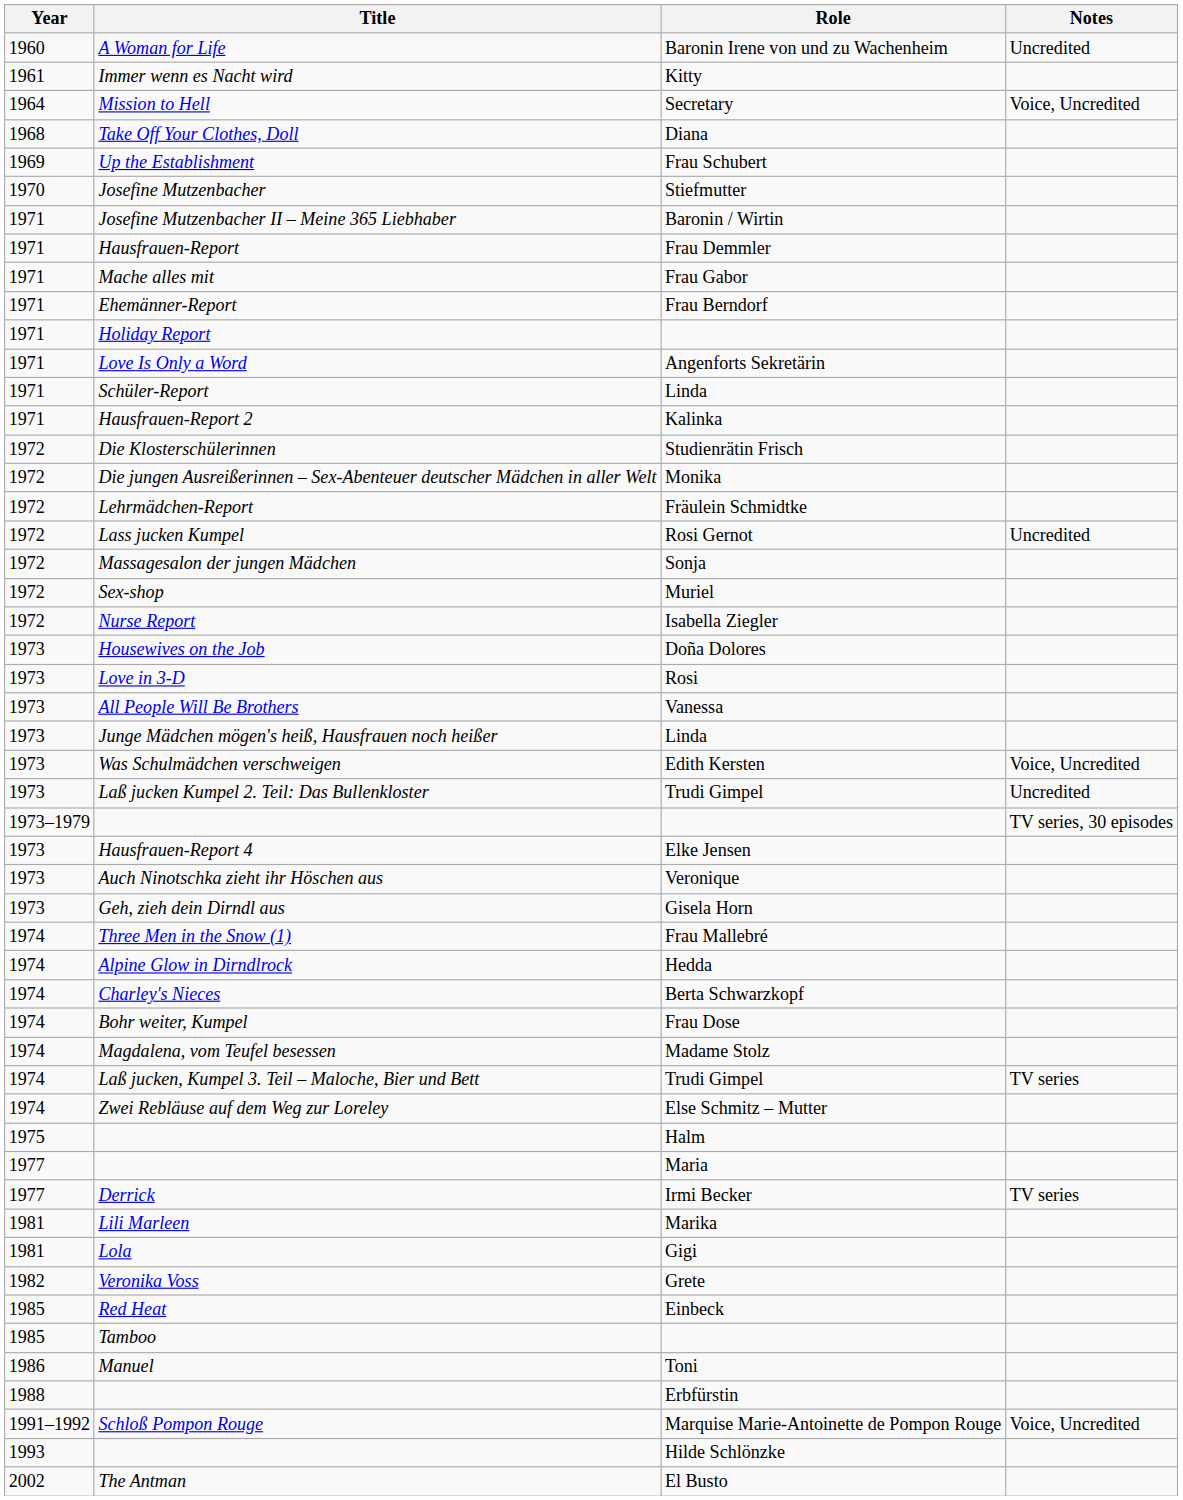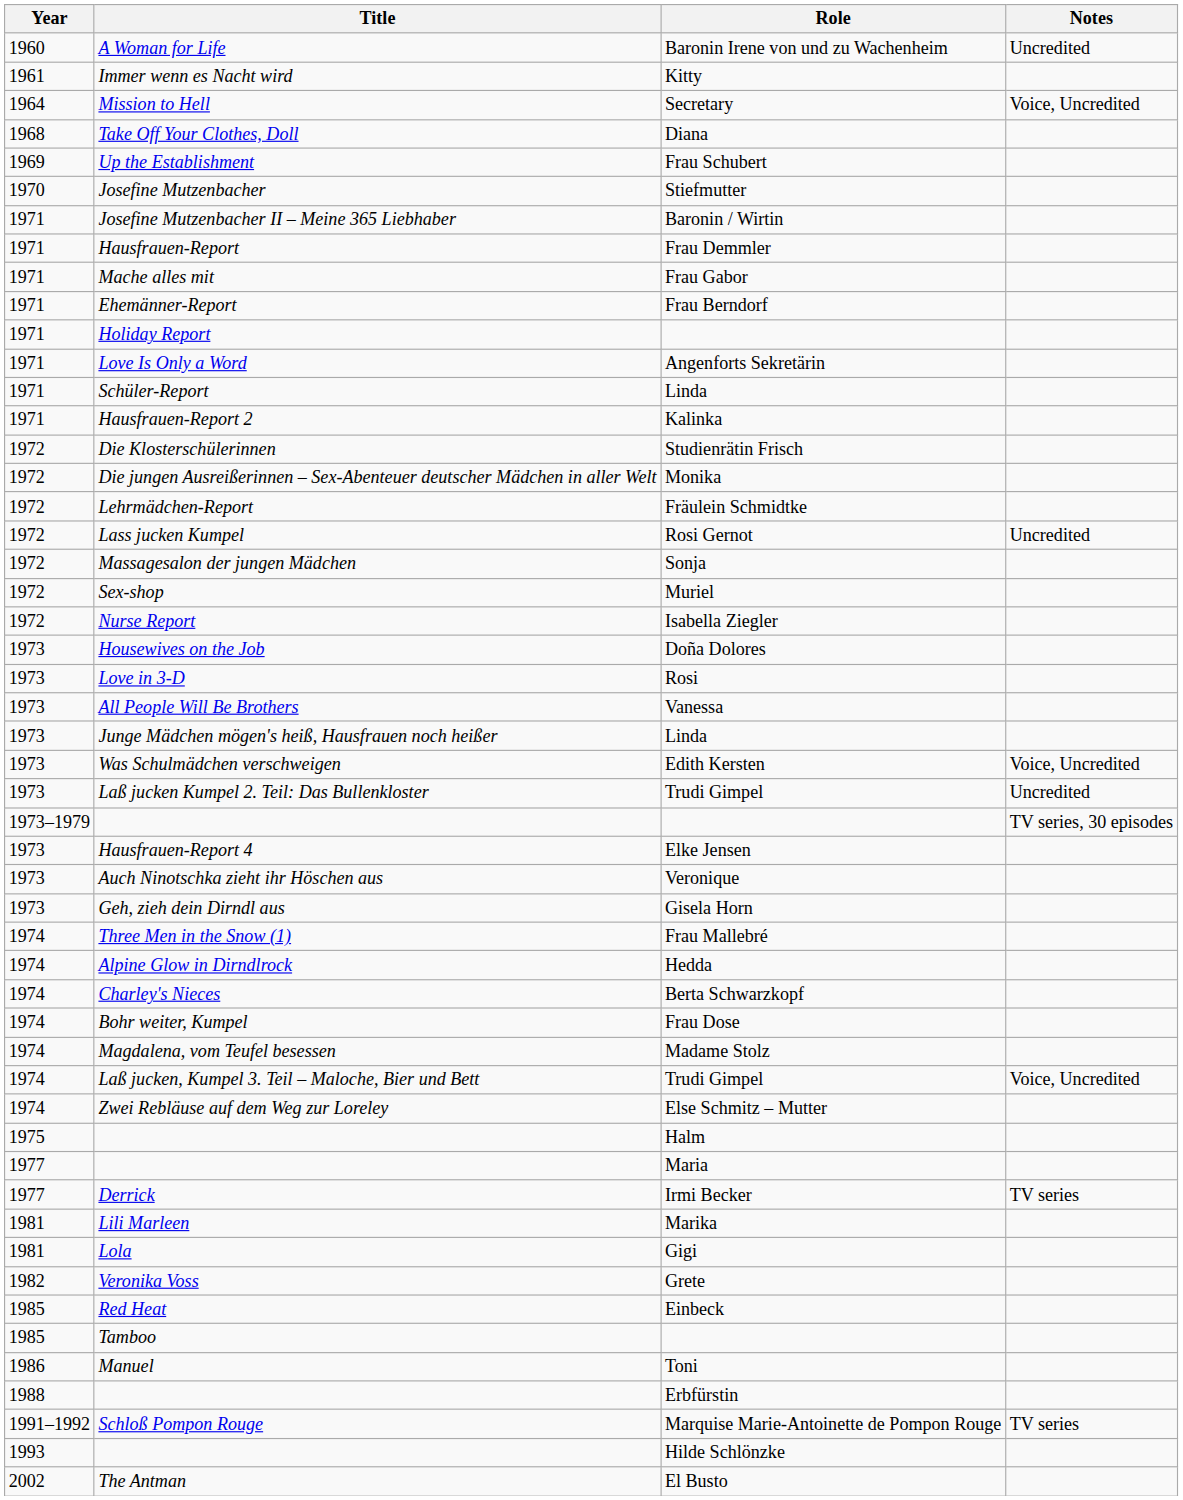(1044, 1079) TV series -> (1075, 1079) Voice, Uncredited
(1075, 1423) Voice, Uncredited -> (1044, 1423) TV series
